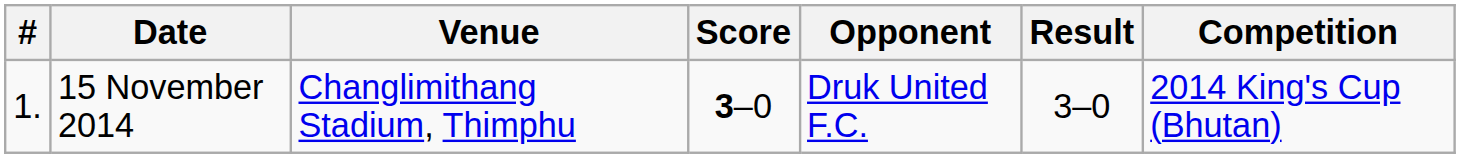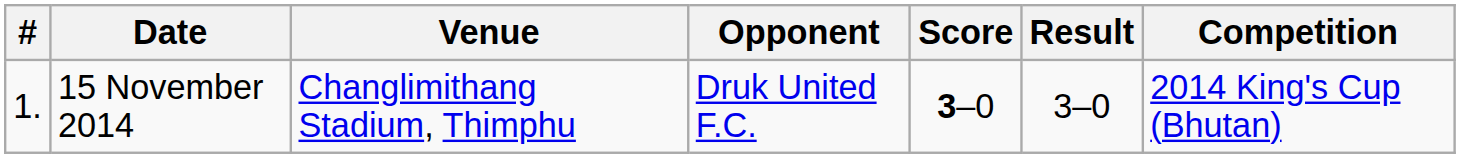columns swapped: (910, 33) <-> (743, 33)
